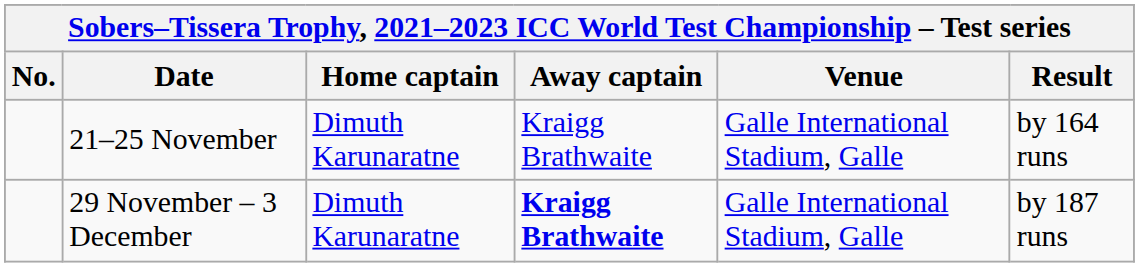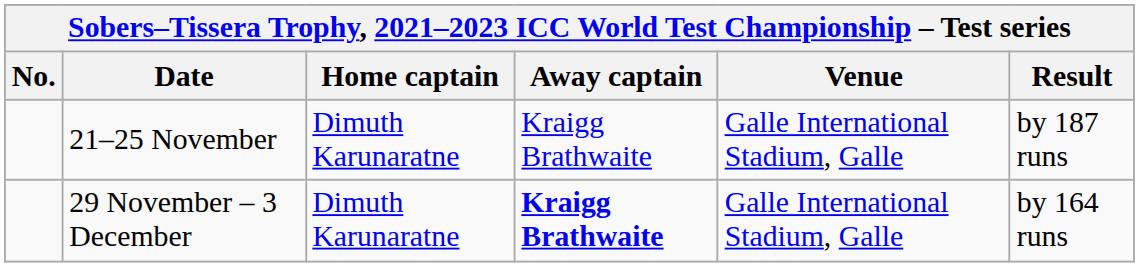(1058, 139) by 164 runs -> (1058, 139) by 187 runs
(1058, 219) by 187 runs -> (1058, 219) by 164 runs
